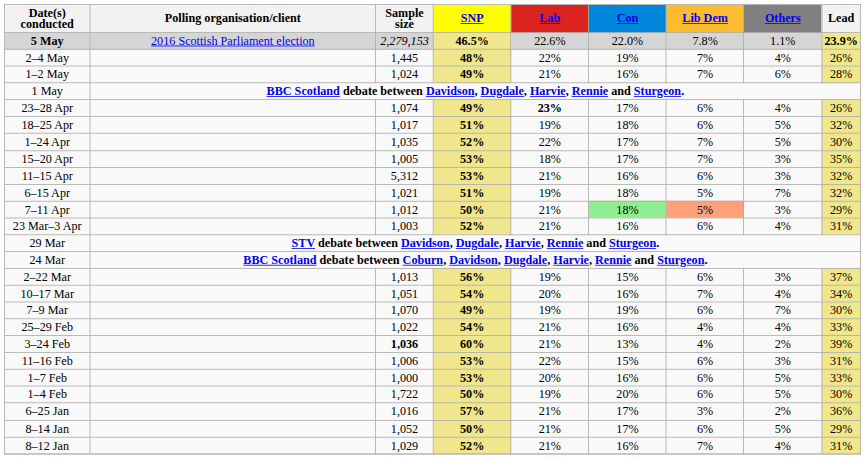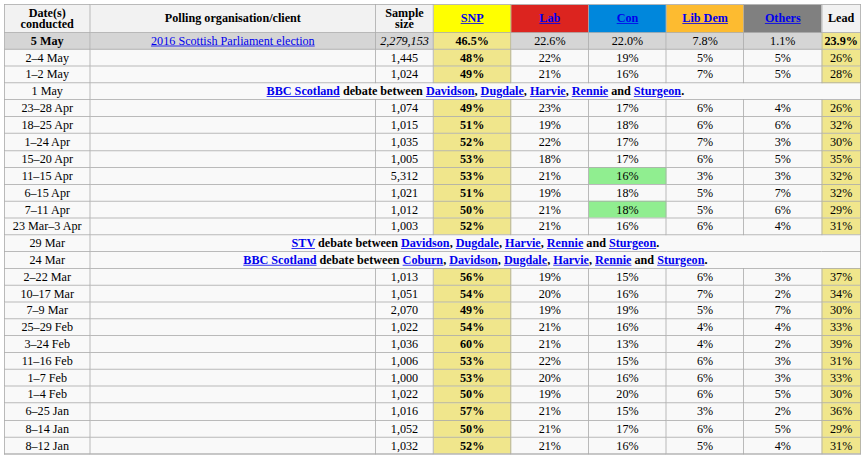(705, 58) 7% -> (705, 58) 5%
(783, 58) 4% -> (783, 58) 5%
(783, 74) 6% -> (783, 74) 5%
(550, 108) bold -> (550, 108) normal
(405, 125) 1,017 -> (405, 125) 1,015
(783, 125) 5% -> (783, 125) 6%
(783, 142) 5% -> (783, 142) 3%
(705, 159) 7% -> (705, 159) 6%
(783, 159) 3% -> (783, 159) 5%
(627, 175) no background -> (627, 175) lightgreen background
(705, 175) 6% -> (705, 175) 3%
(705, 209) lightsalmon background -> (705, 209) no background
(783, 209) 3% -> (783, 209) 6%
(783, 293) 4% -> (783, 293) 2%
(405, 310) 1,070 -> (405, 310) 2,070
(705, 310) 6% -> (705, 310) 5%
(405, 344) bold -> (405, 344) normal
(783, 378) 5% -> (783, 378) 3%
(405, 395) 1,722 -> (405, 395) 1,022
(627, 411) 17% -> (627, 411) 15%
(405, 445) 1,029 -> (405, 445) 1,032
(705, 445) 7% -> (705, 445) 5%
